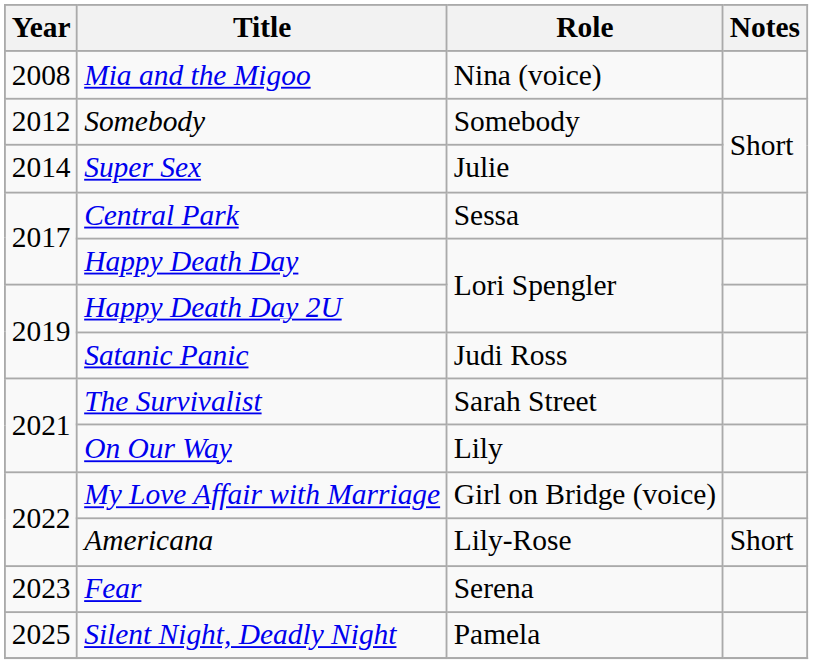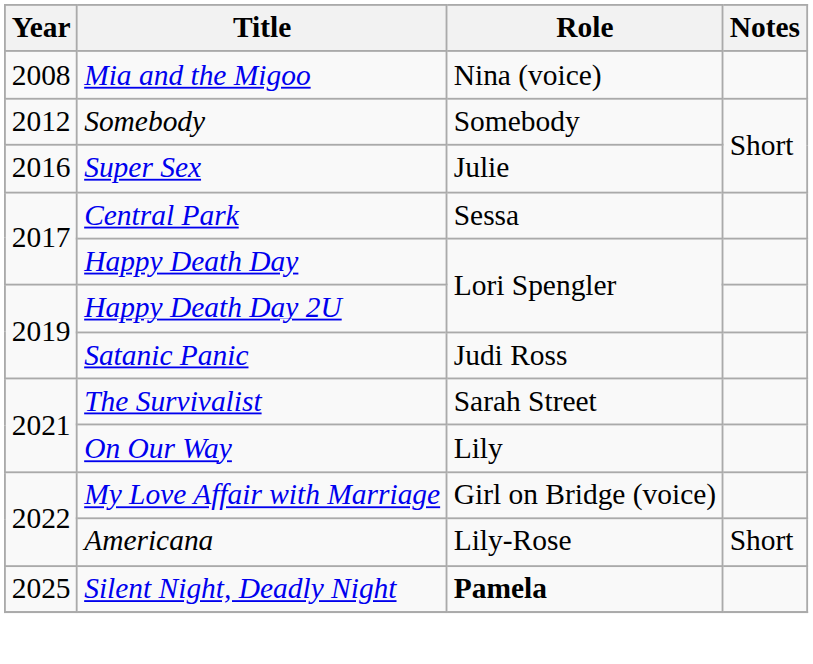(41, 167) 2014 -> (41, 167) 2016
- row: (113, 588)
(497, 634) normal -> (500, 588) bold
